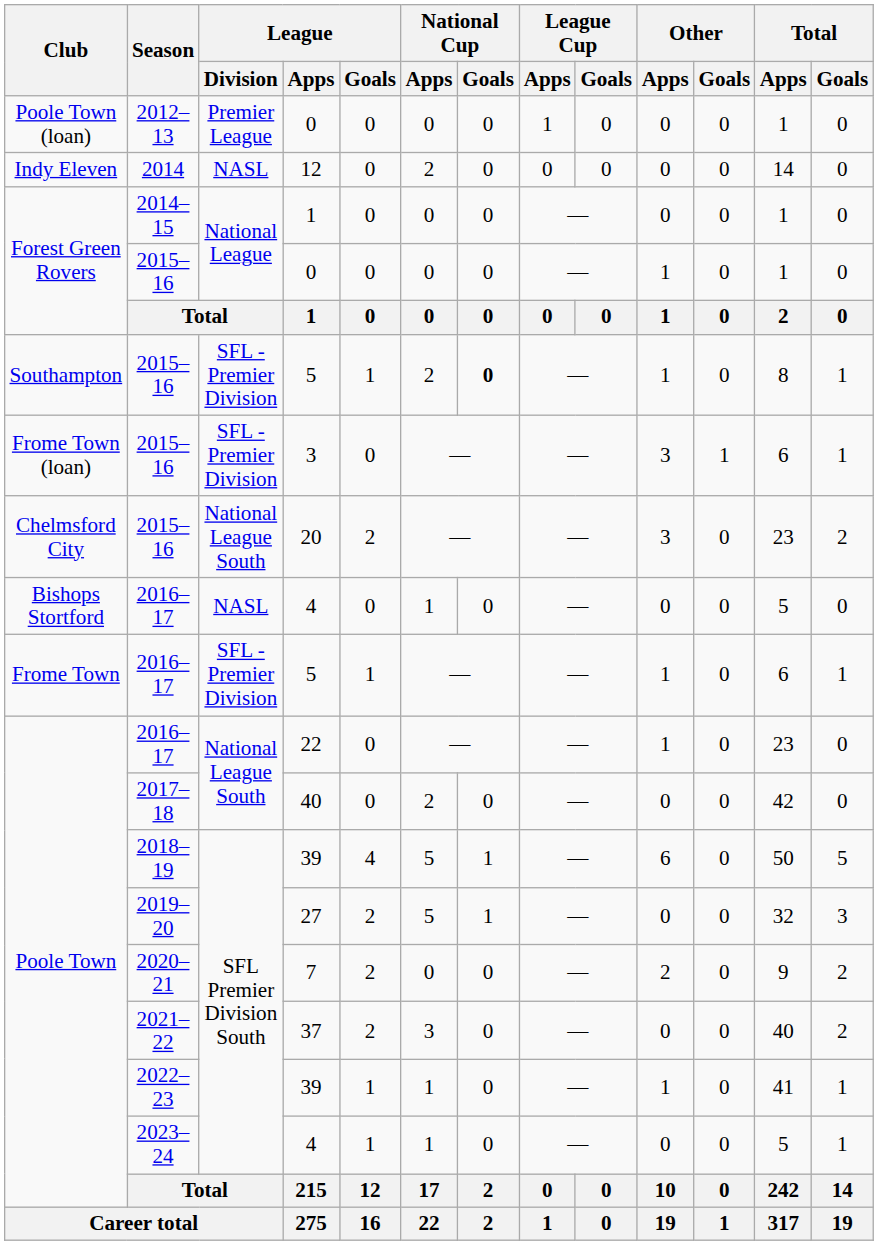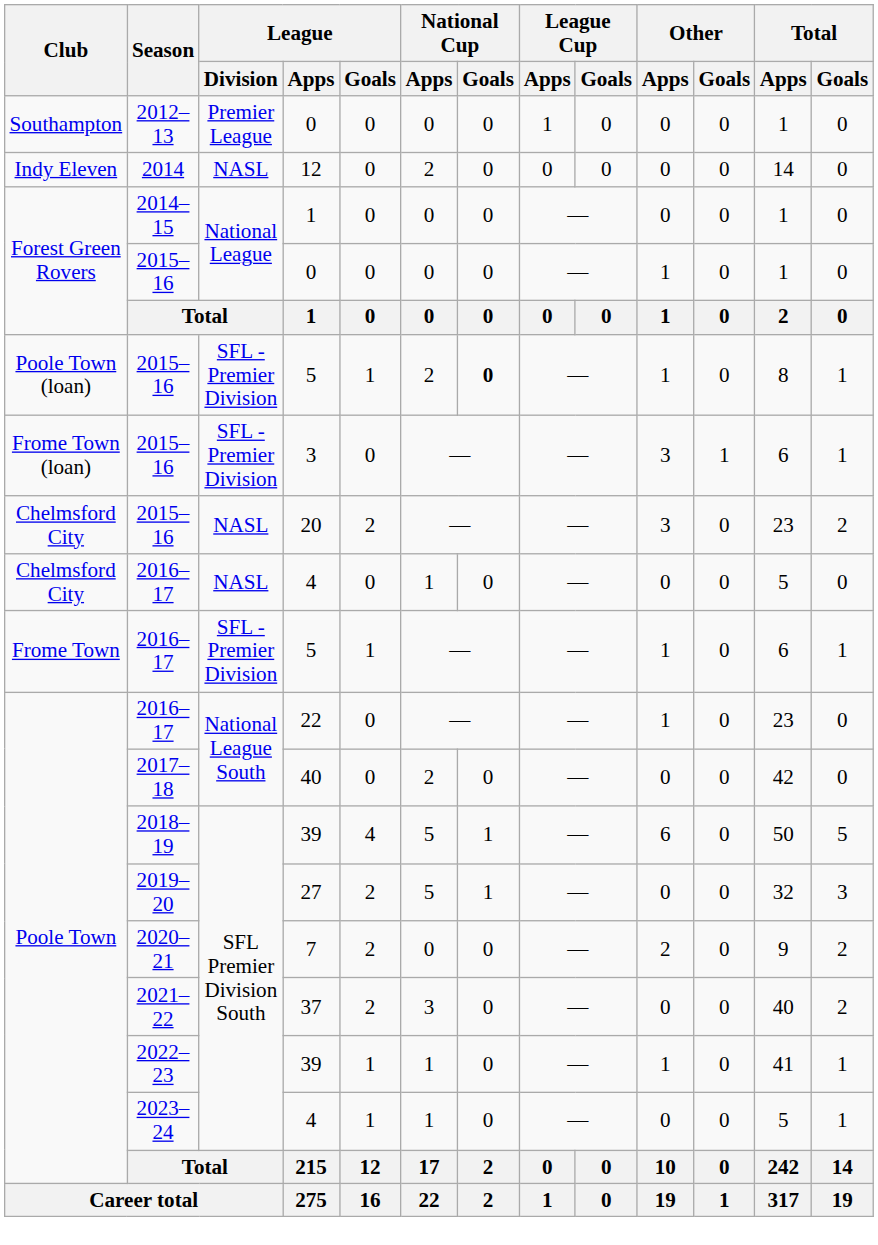(66, 123) Poole Town (loan) -> (66, 123) Southampton
(66, 374) Southampton -> (66, 374) Poole Town (loan)
(241, 536) National League South -> (241, 524) NASL
(66, 605) Bishops Stortford -> (66, 581) Chelmsford City
